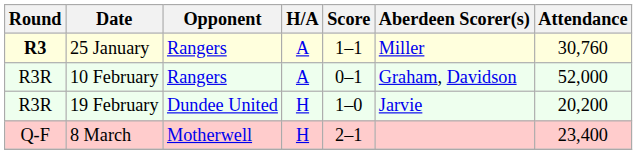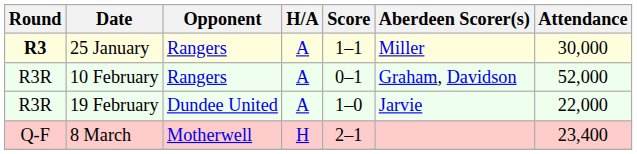(583, 47) 30,760 -> (583, 47) 30,000
(303, 105) H -> (303, 105) A
(583, 105) 20,200 -> (583, 105) 22,000
